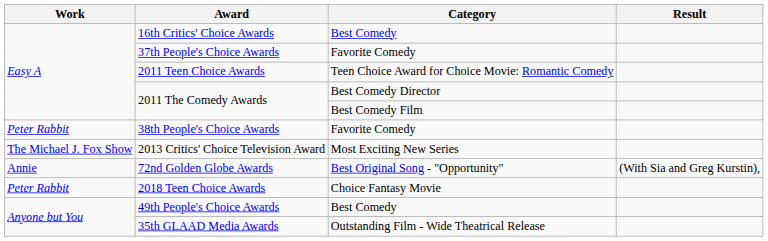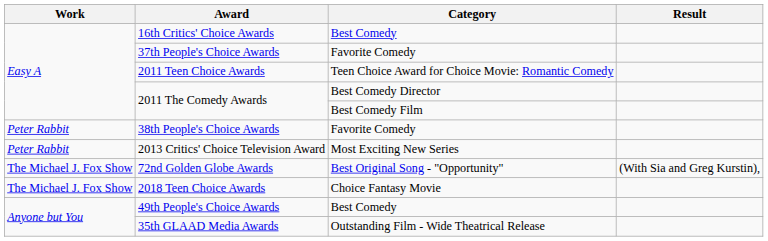(70, 149) The Michael J. Fox Show -> (38, 149) Peter Rabbit
(22, 168) Annie -> (70, 168) The Michael J. Fox Show
(38, 187) Peter Rabbit -> (70, 187) The Michael J. Fox Show
